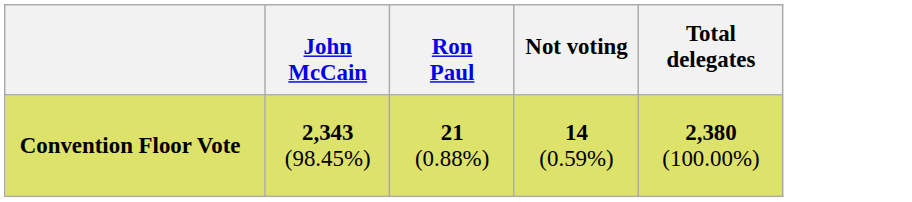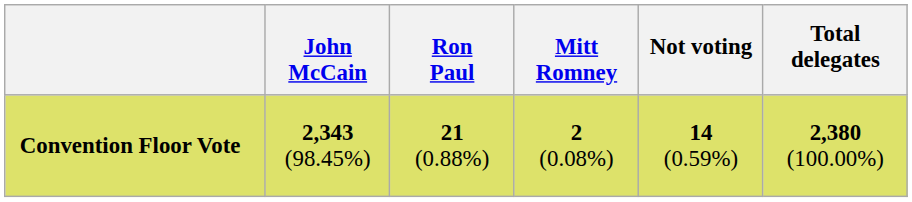+ column: (577, 59)
